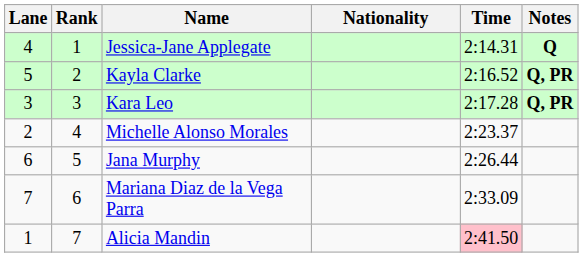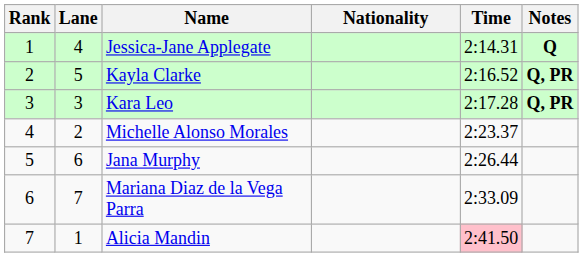columns swapped: (77, 18) <-> (28, 18)
